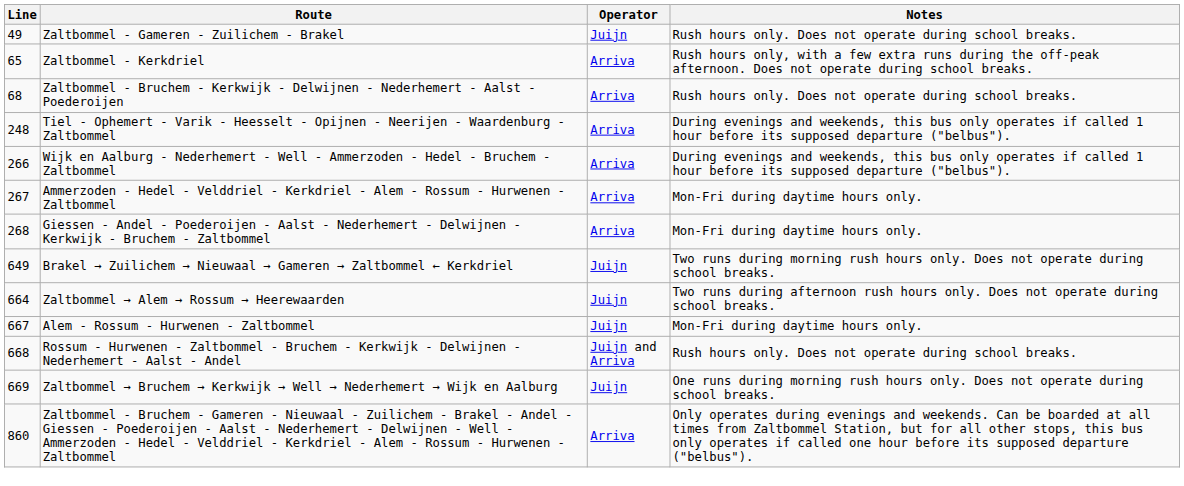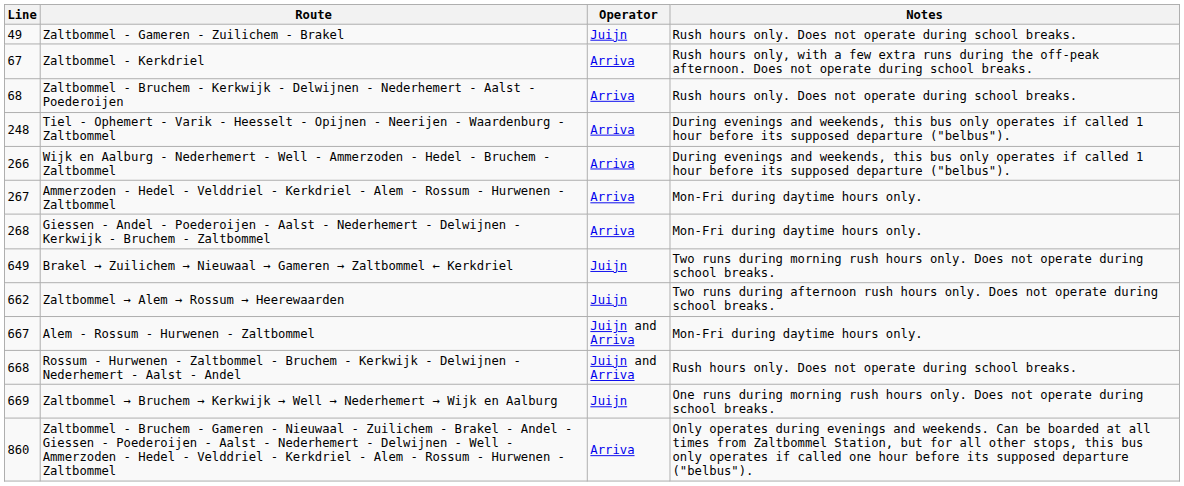(15, 61) 65 -> (15, 61) 67
(18, 299) 664 -> (18, 299) 662
(609, 326) Juijn -> (623, 333) Juijn and Arriva
